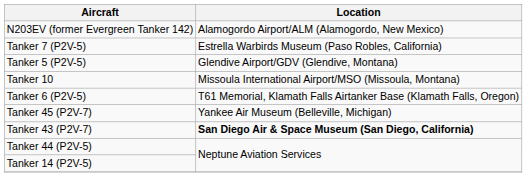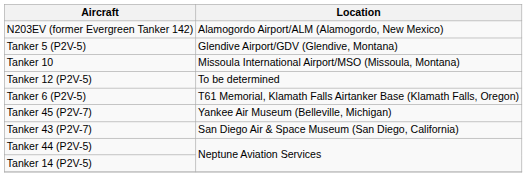- row: (46, 46)
+ row: (49, 79)
(336, 130) bold -> (328, 130) normal
